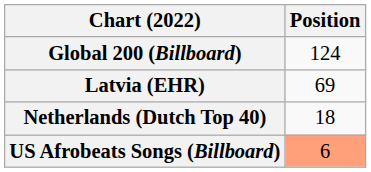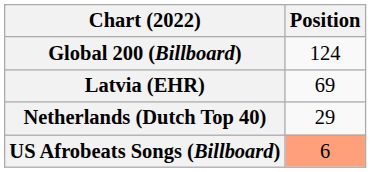(325, 118) 18 -> (325, 118) 29
